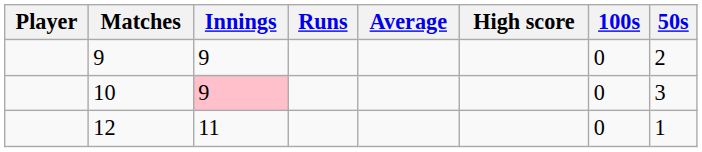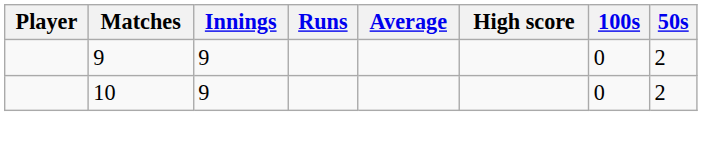(204, 92) pink background -> (204, 92) no background
(660, 92) 3 -> (660, 92) 2
- row: (104, 127)
